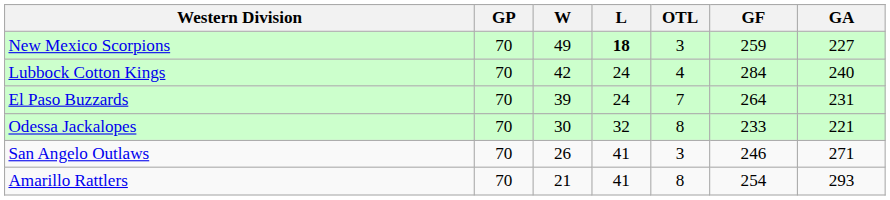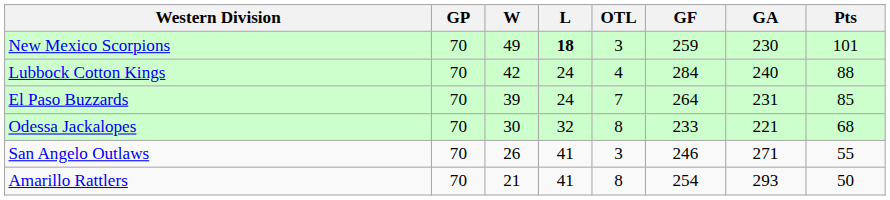+ column: (846, 18)
(842, 45) 227 -> (765, 45) 230
